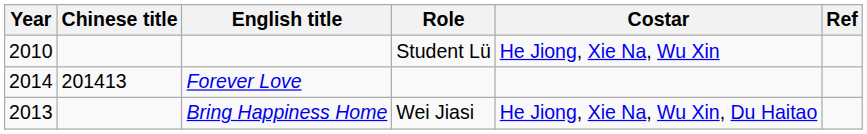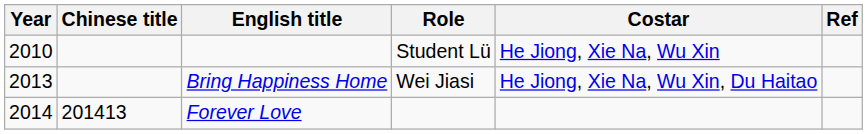rows swapped: (287, 112) <-> (244, 81)
